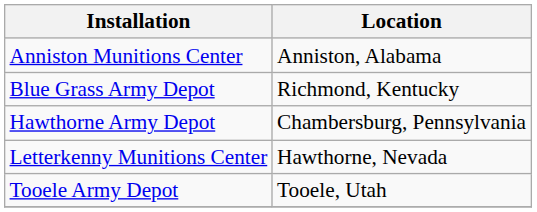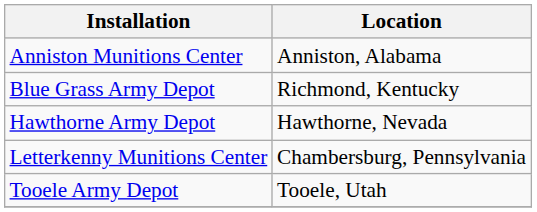(402, 122) Chambersburg, Pennsylvania -> (362, 122) Hawthorne, Nevada
(362, 156) Hawthorne, Nevada -> (402, 156) Chambersburg, Pennsylvania
